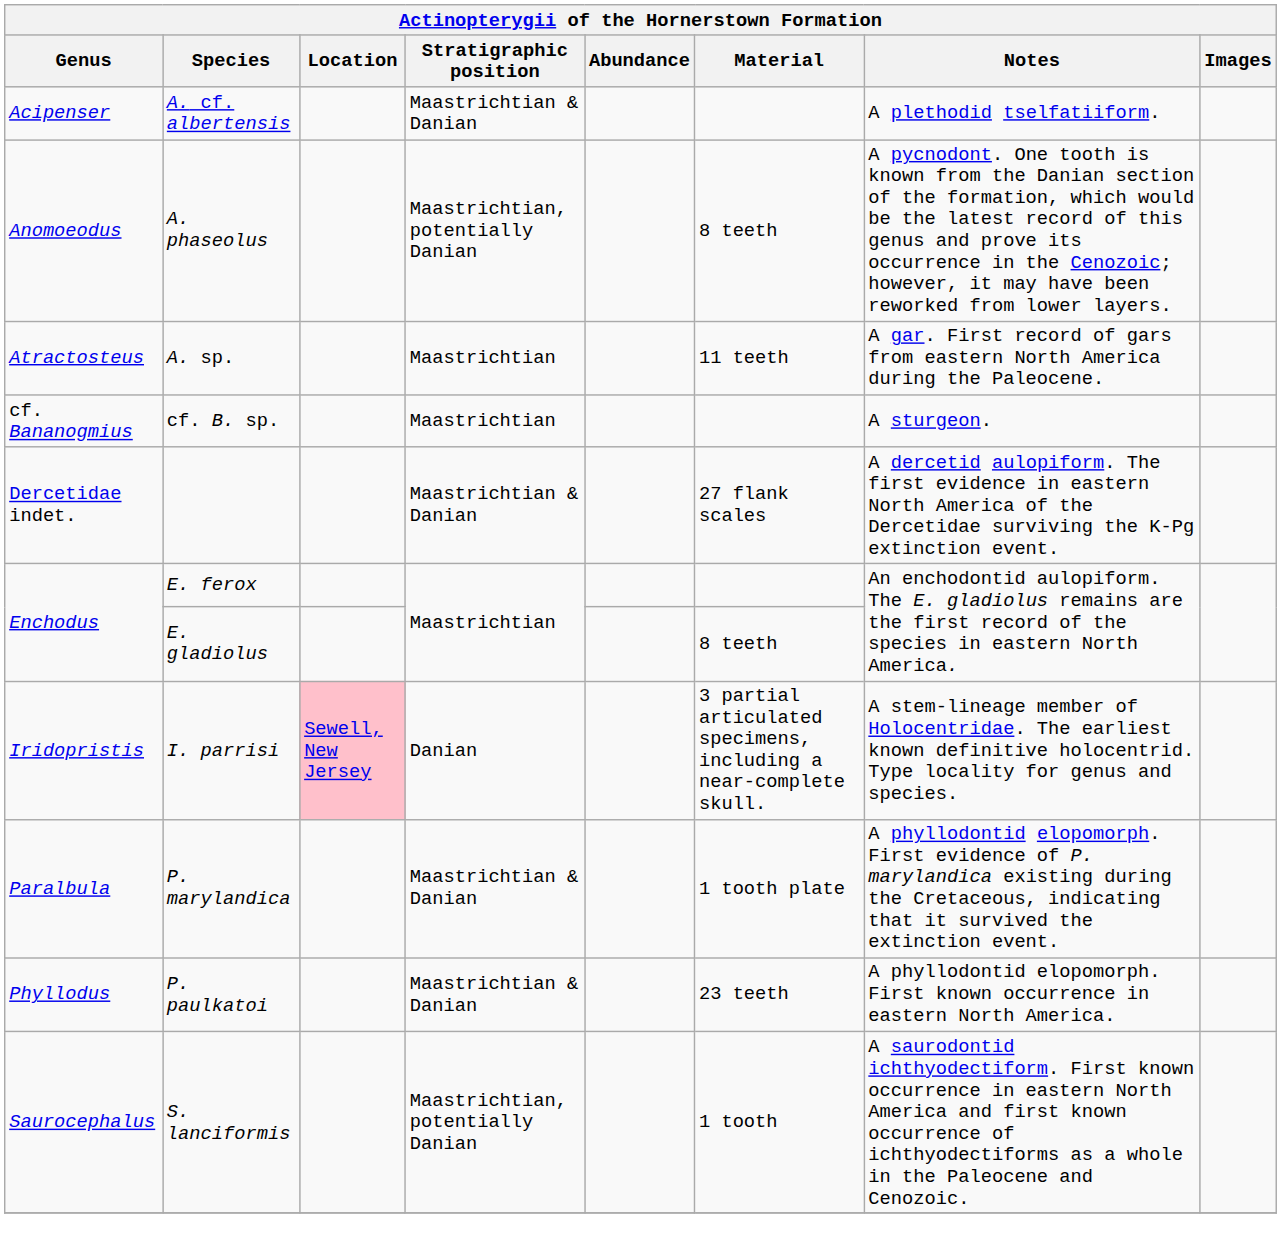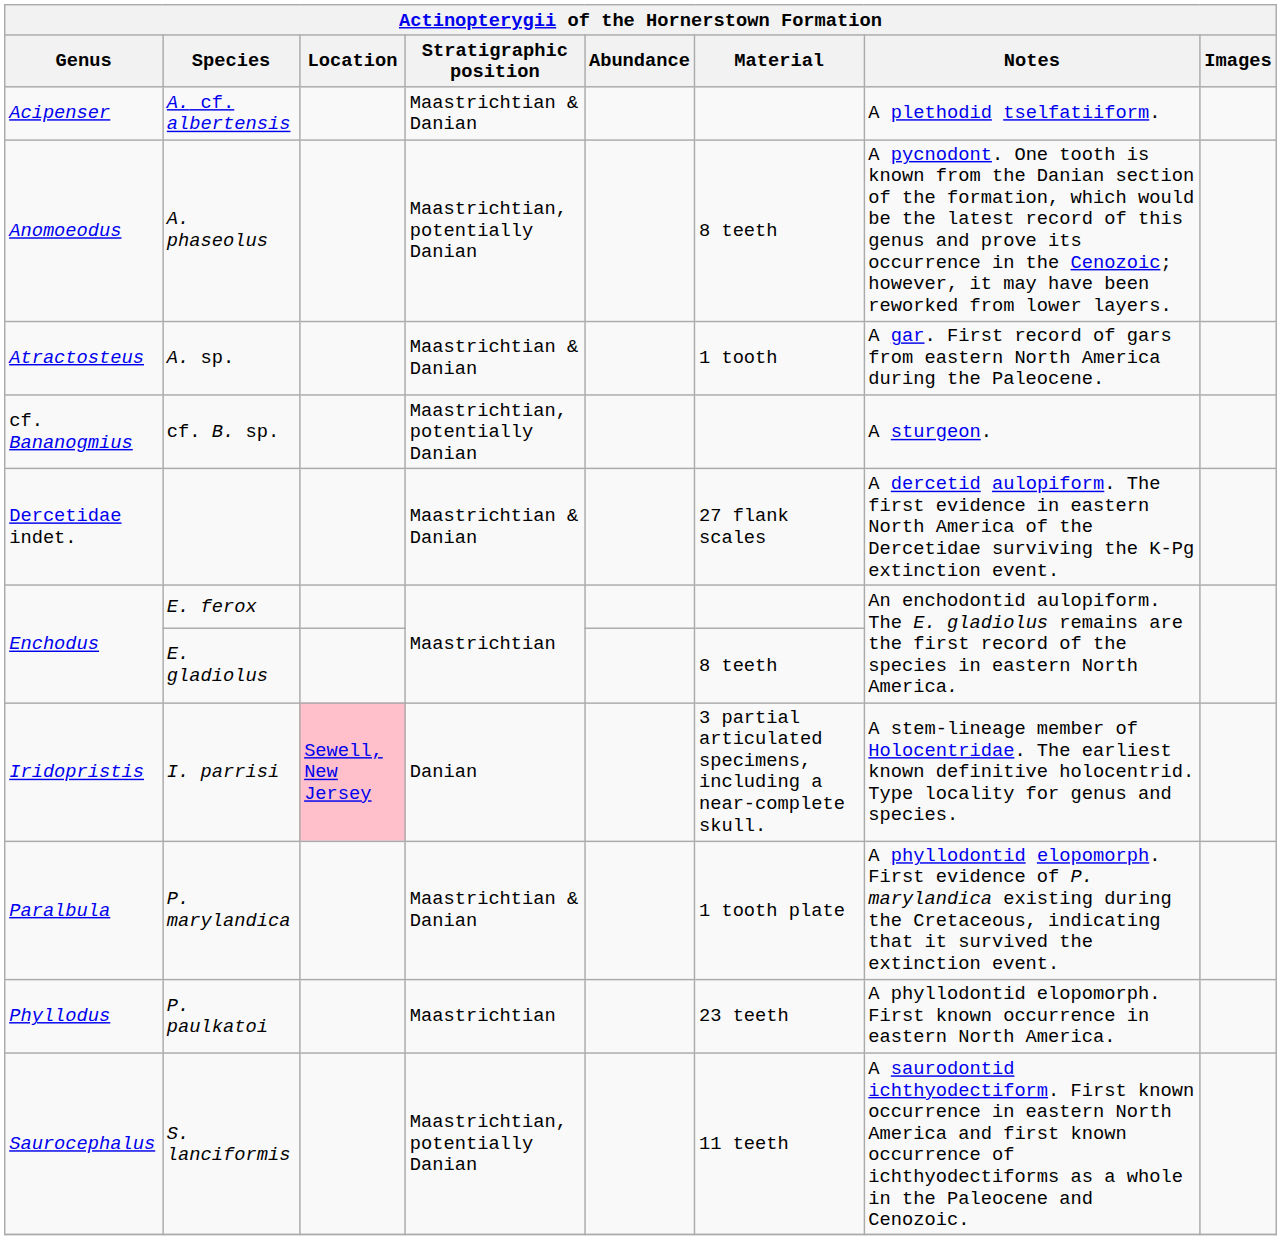(483, 358) Maastrichtian -> (494, 358) Maastrichtian & Danian
(744, 358) 11 teeth -> (738, 358) 1 tooth
(483, 421) Maastrichtian -> (488, 432) Maastrichtian, potentially Danian
(494, 995) Maastrichtian & Danian -> (483, 1016) Maastrichtian
(738, 1122) 1 tooth -> (744, 1144) 11 teeth
